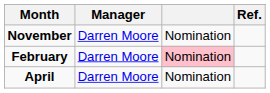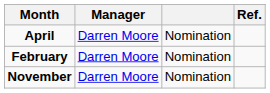rows swapped: (40, 35) <-> (40, 77)
(198, 56) pink background -> (198, 56) no background
